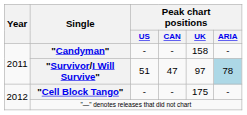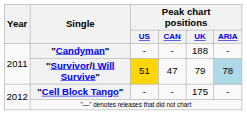(200, 50) 158 -> (200, 50) 188
(144, 71) no background -> (144, 71) gold background
(200, 71) 97 -> (200, 71) 79
